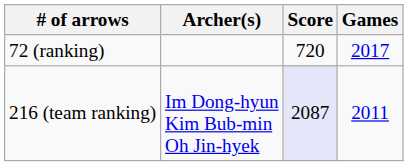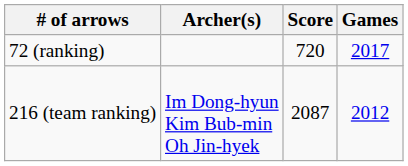(310, 113) lavender background -> (310, 113) no background
(370, 113) 2011 -> (370, 113) 2012
